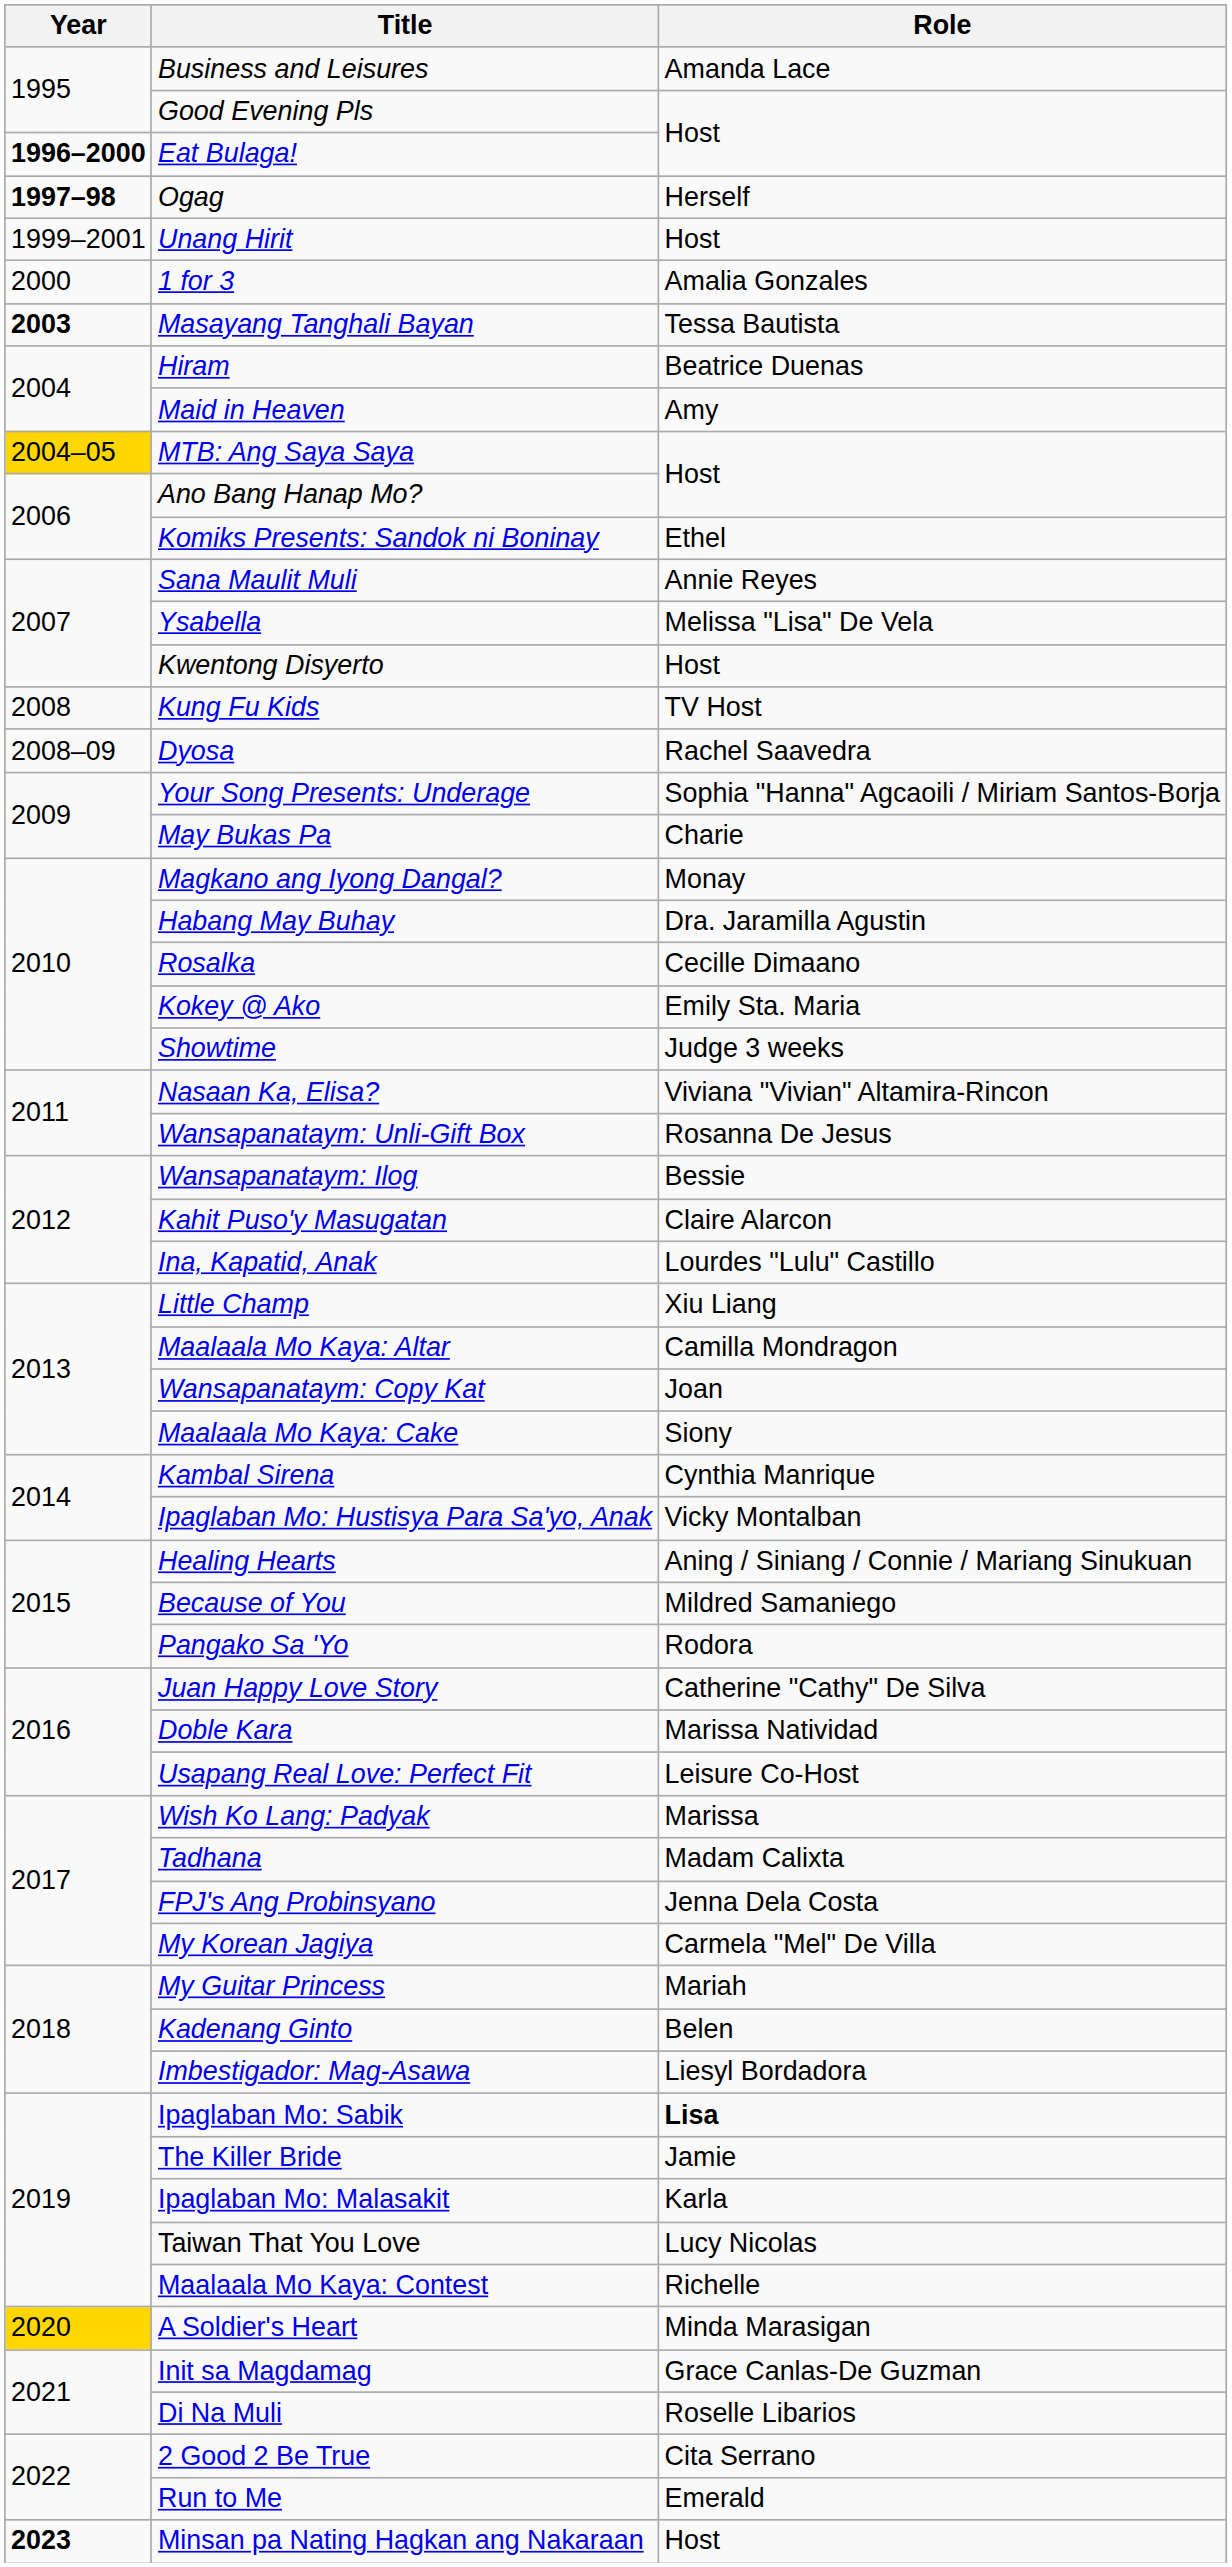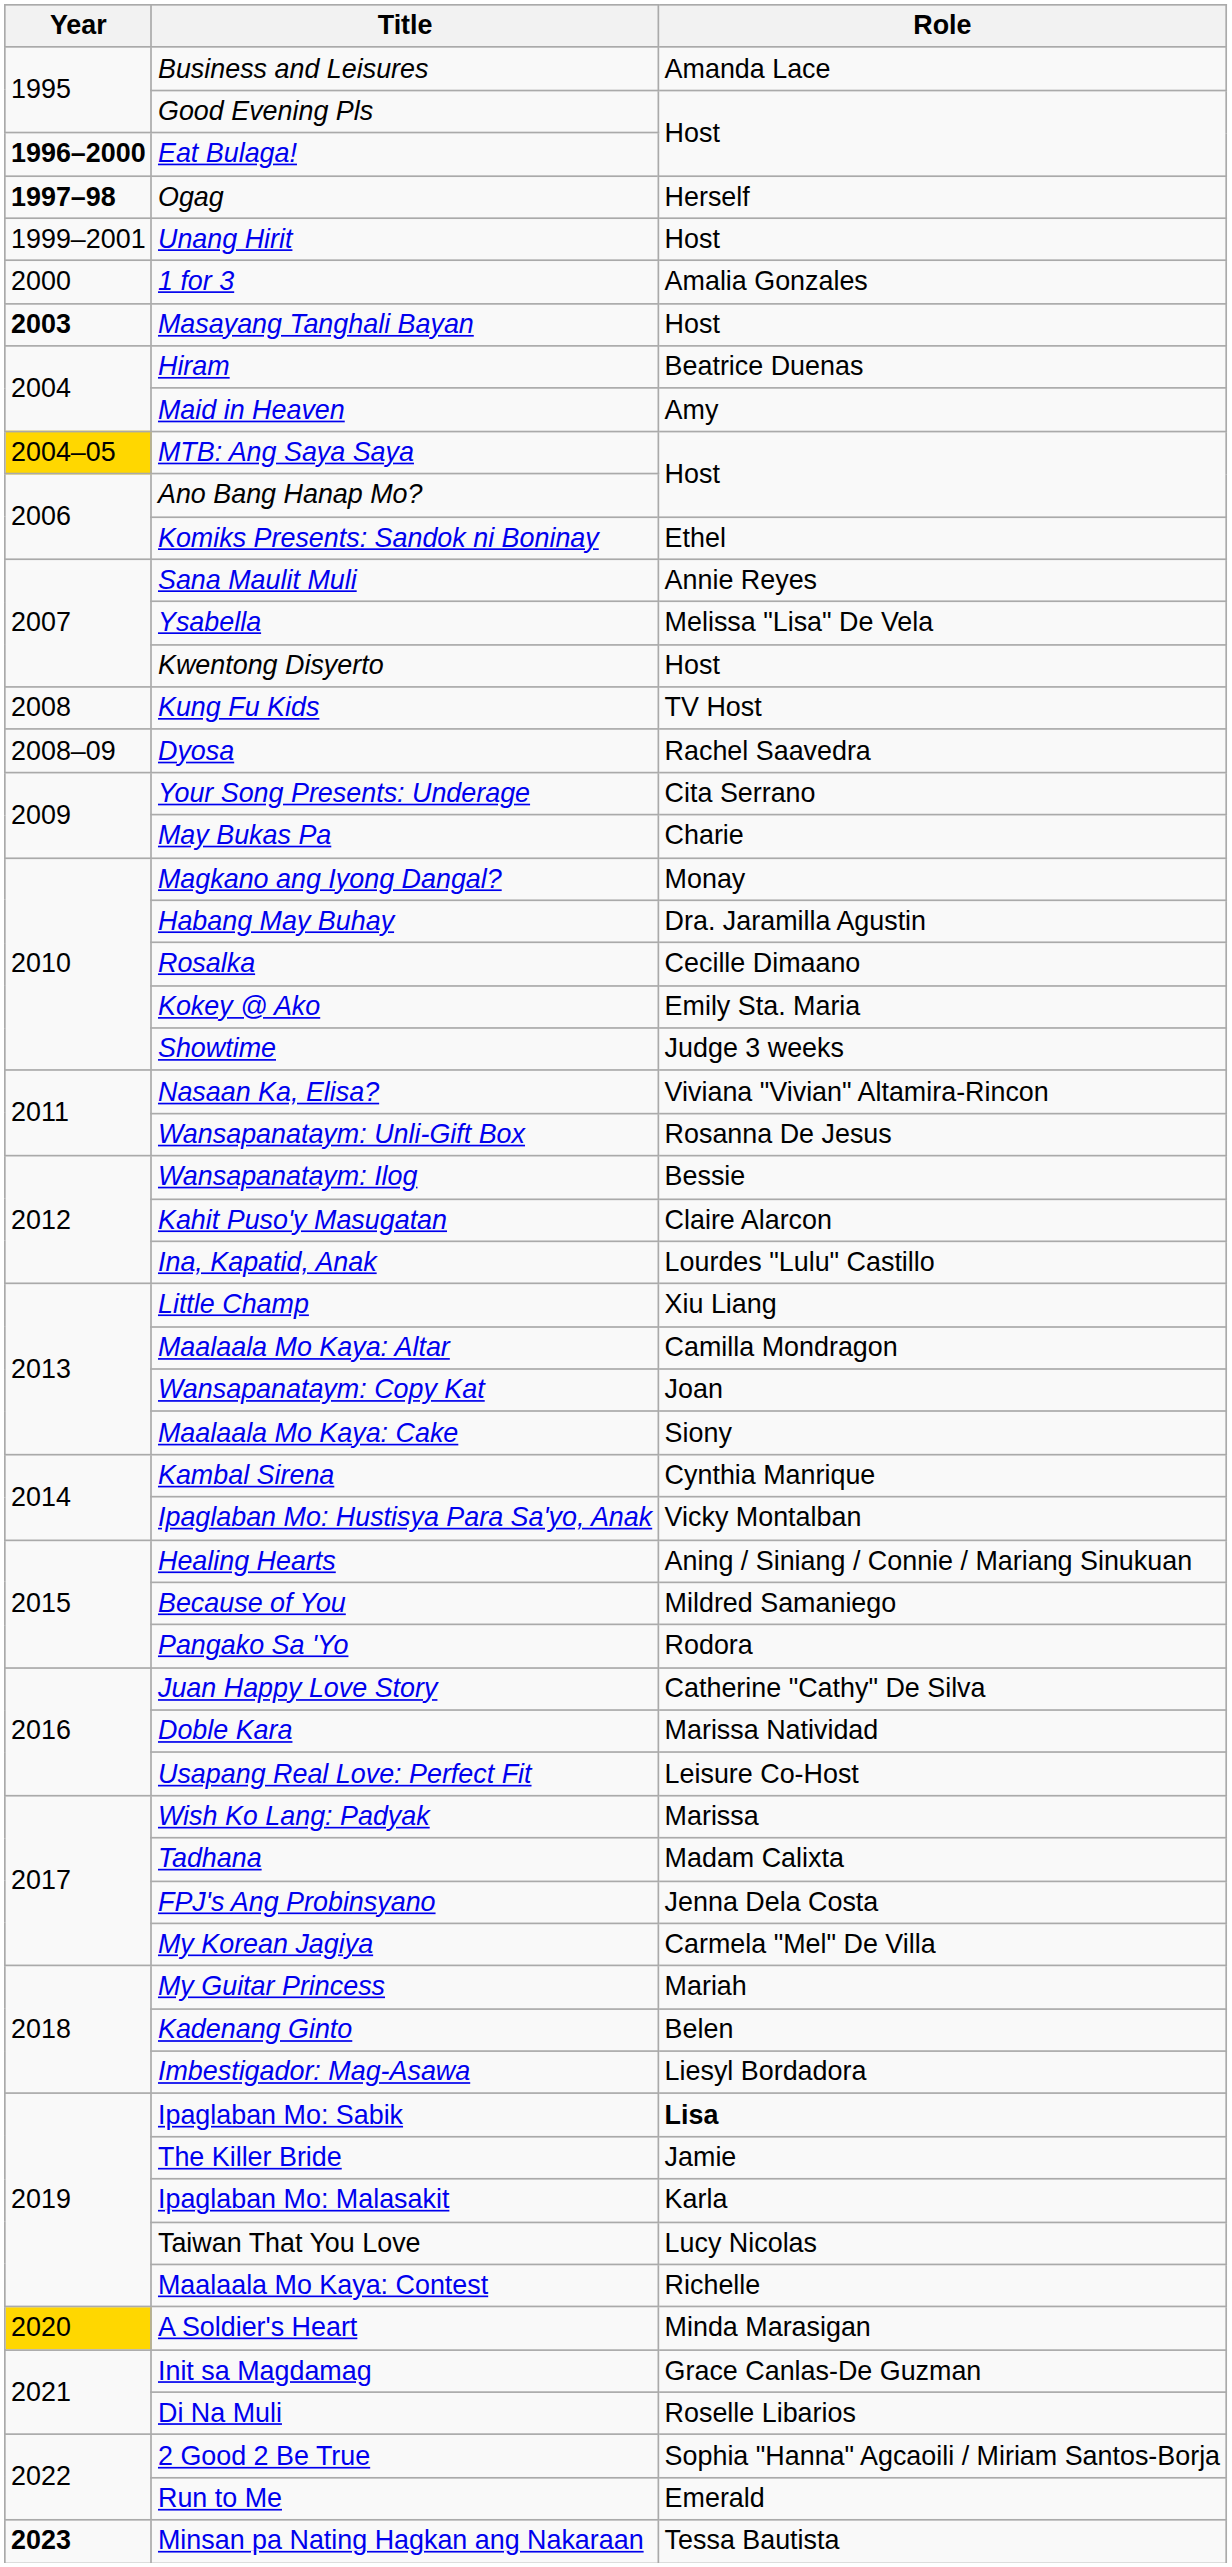(752, 324) Tessa Bautista -> (692, 324) Host
(942, 793) Sophia "Hanna" Agcaoili / Miriam Santos-Borja -> (740, 793) Cita Serrano
(740, 2455) Cita Serrano -> (942, 2455) Sophia "Hanna" Agcaoili / Miriam Santos-Borja
(692, 2540) Host -> (752, 2540) Tessa Bautista
